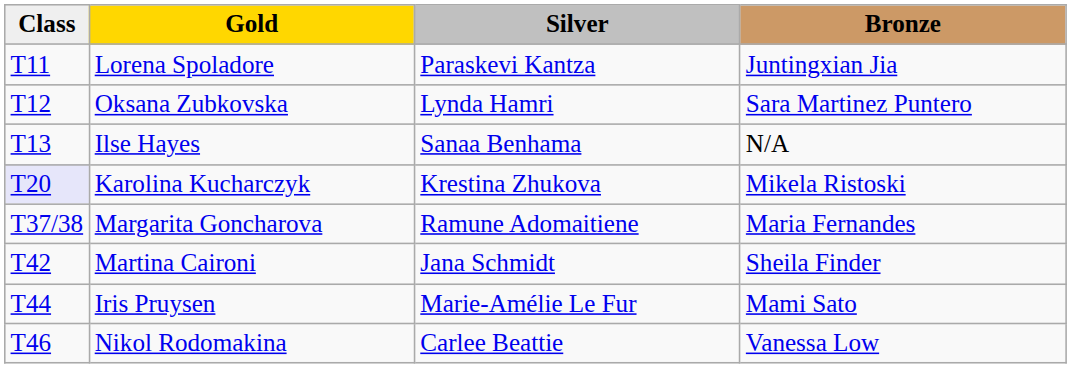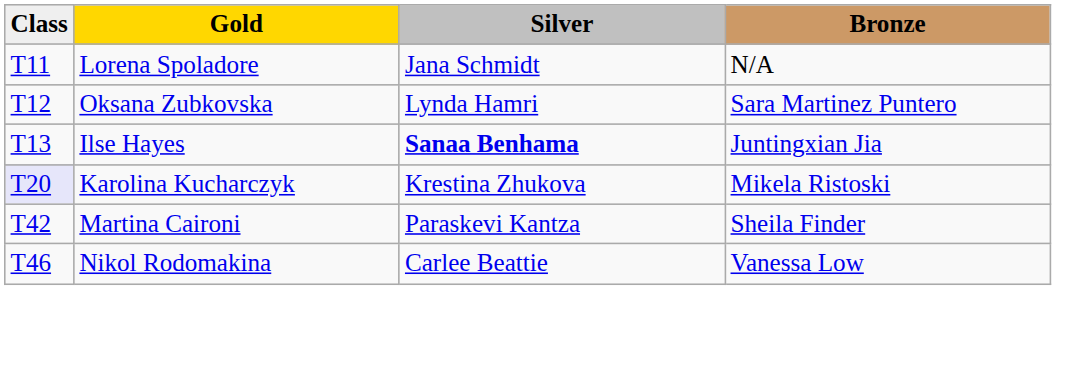(508, 64) Paraskevi Kantza -> (472, 64) Jana Schmidt
(822, 64) Juntingxian Jia -> (752, 64) N/A
(501, 143) normal -> (492, 143) bold
(768, 143) N/A -> (806, 143) Juntingxian Jia
- row: (209, 223)
(488, 263) Jana Schmidt -> (493, 223) Paraskevi Kantza
- row: (155, 303)
